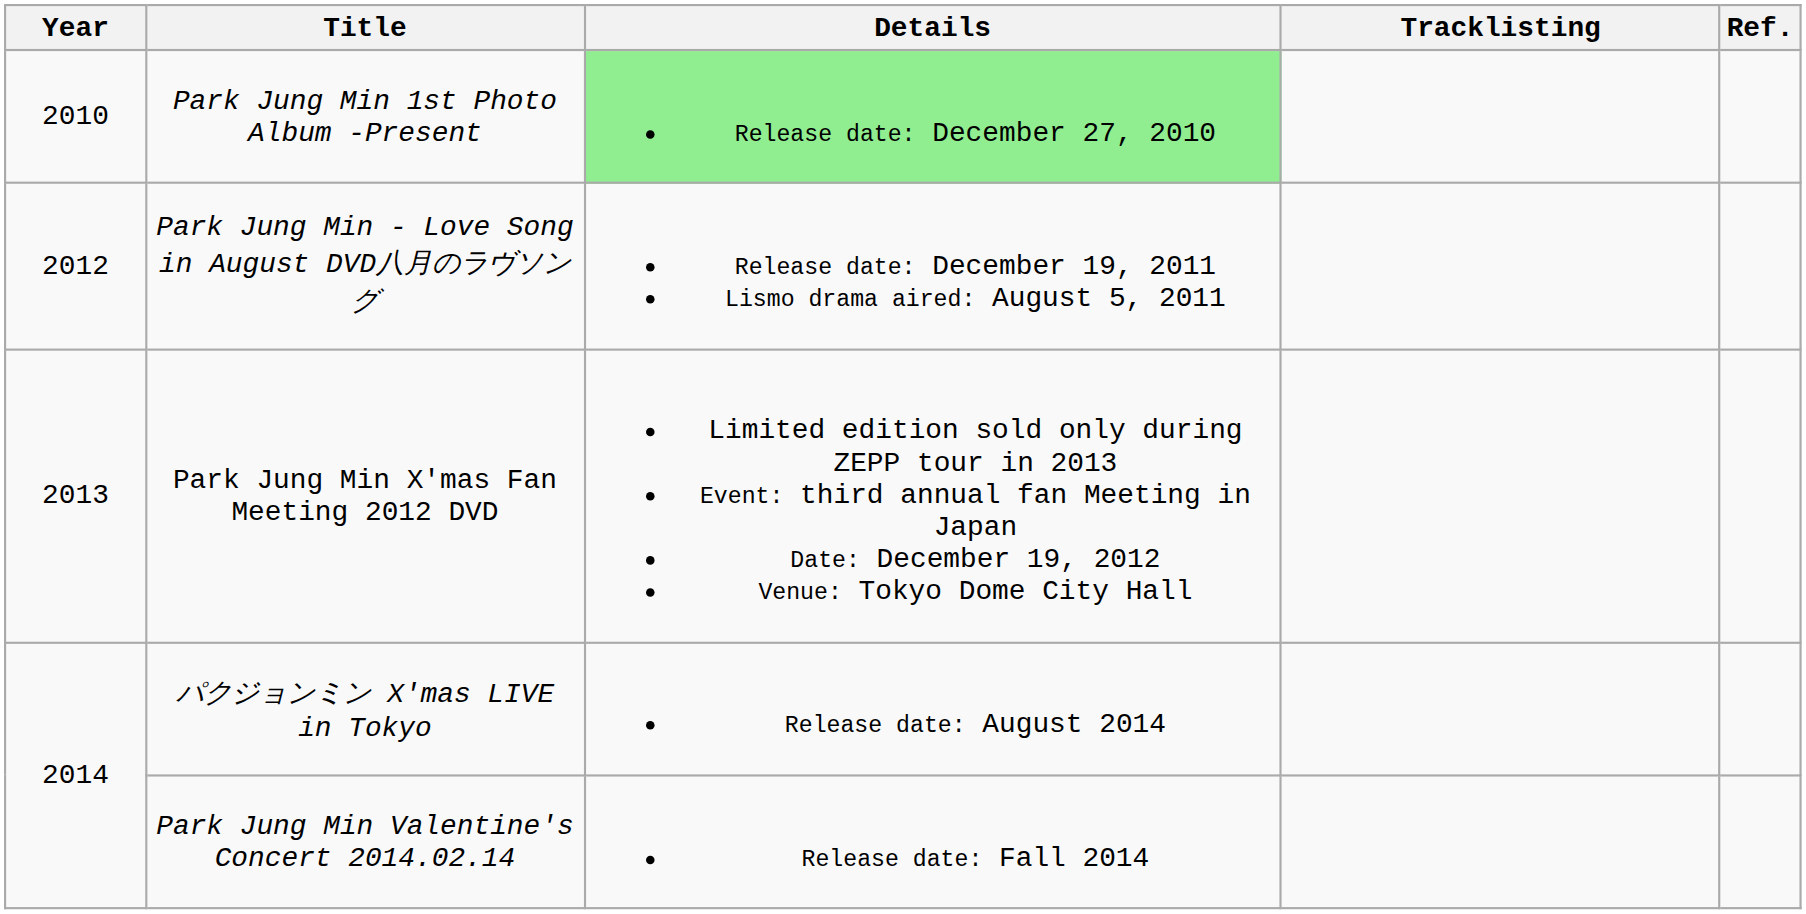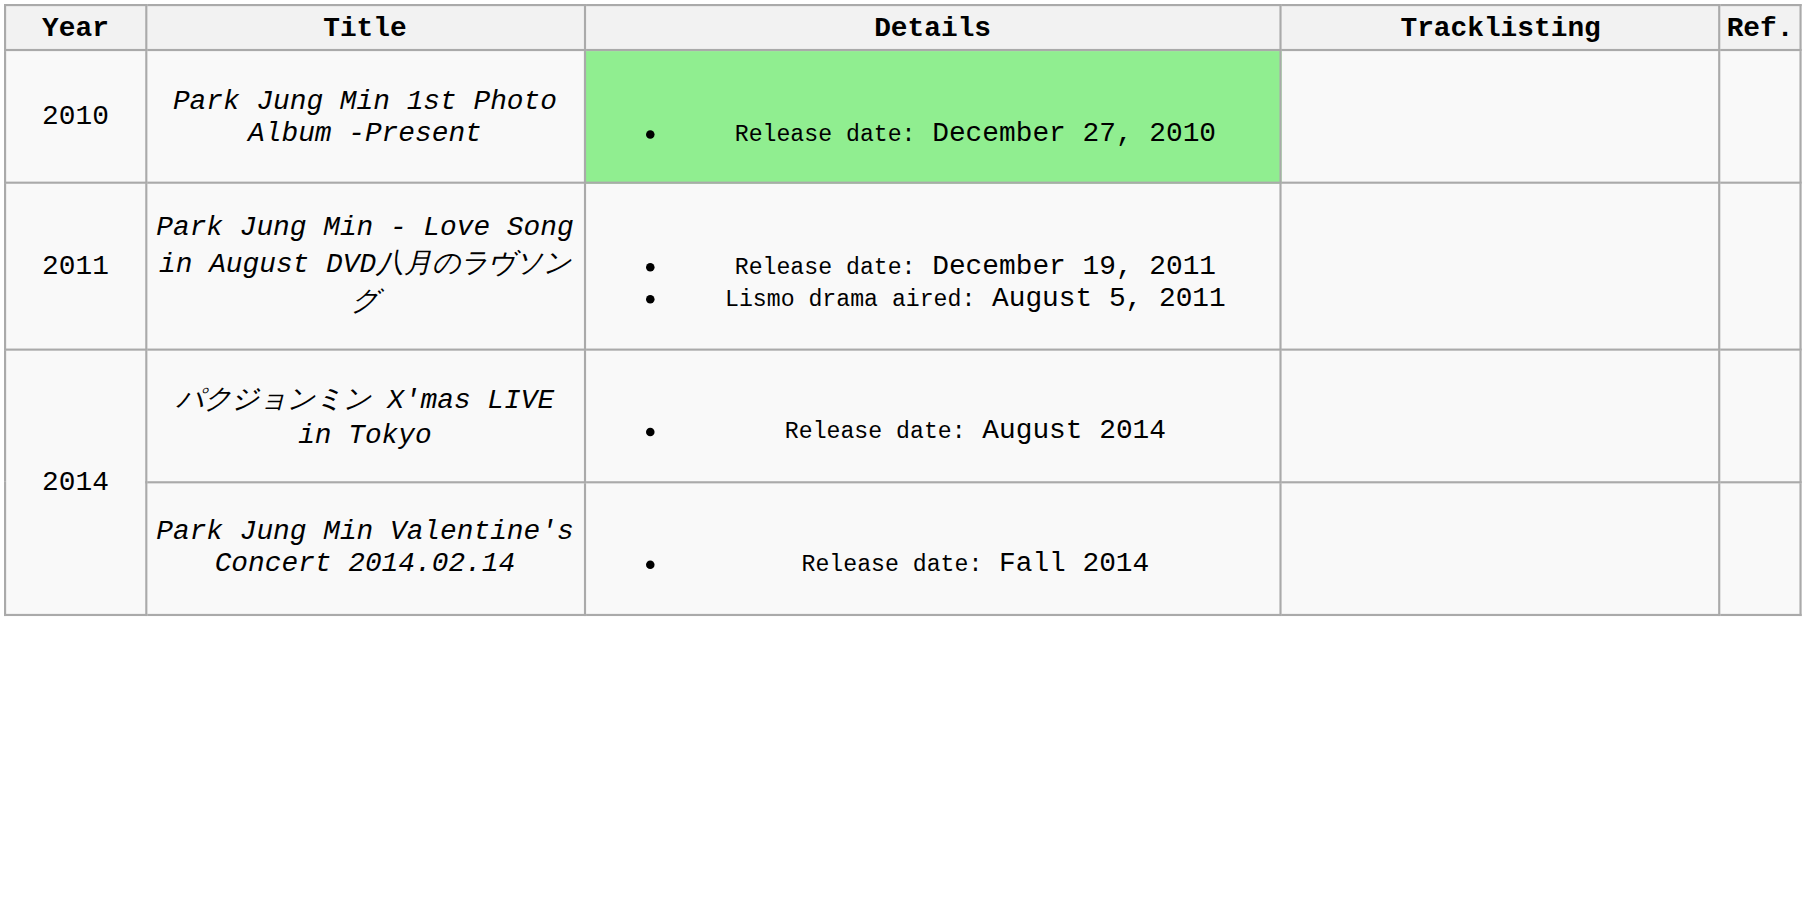(75, 266) 2012 -> (75, 266) 2011
- row: (365, 495)
